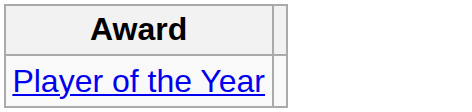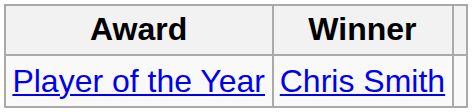+ column: (362, 29)
